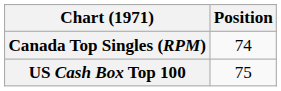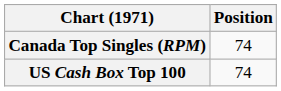(243, 72) 75 -> (243, 72) 74
